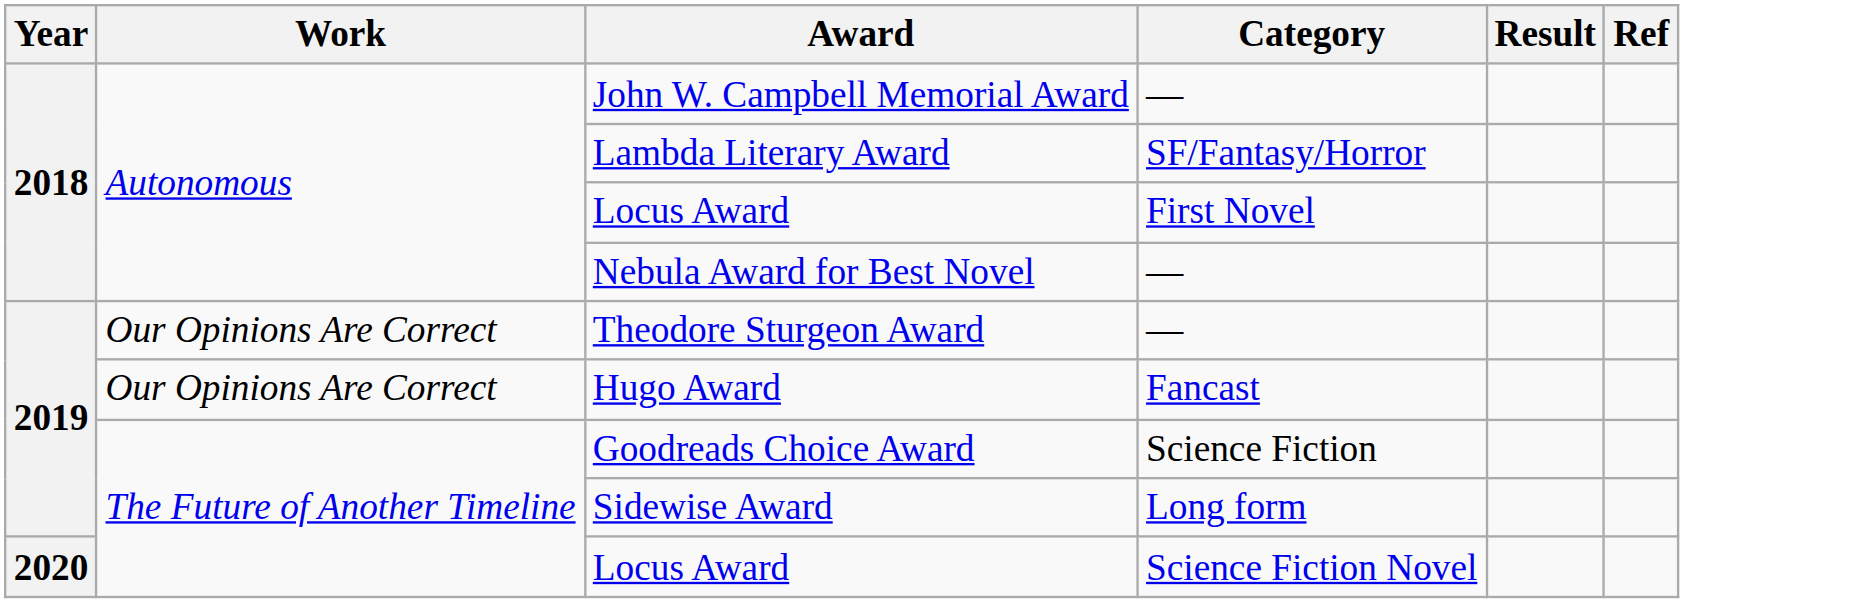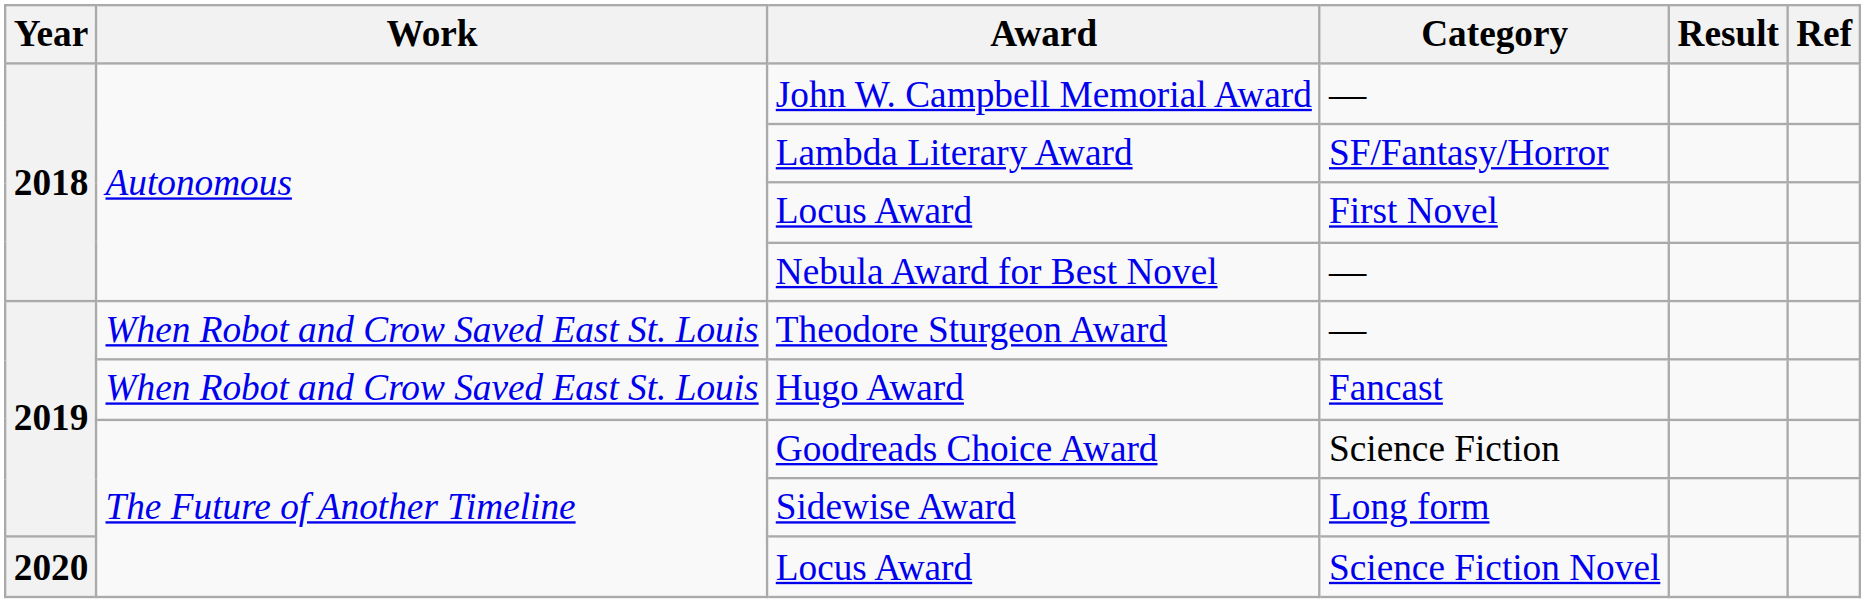(301, 329) Our Opinions Are Correct -> (432, 329) When Robot and Crow Saved East St. Louis
(301, 388) Our Opinions Are Correct -> (432, 388) When Robot and Crow Saved East St. Louis
